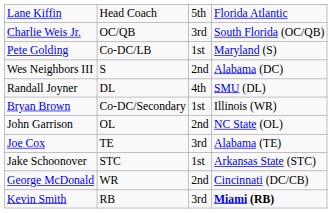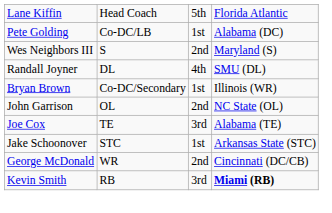- row: (44, 32)
(245, 50) Maryland (S) -> (249, 32) Alabama (DC)
(249, 69) Alabama (DC) -> (245, 50) Maryland (S)
